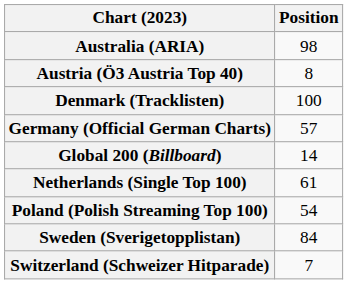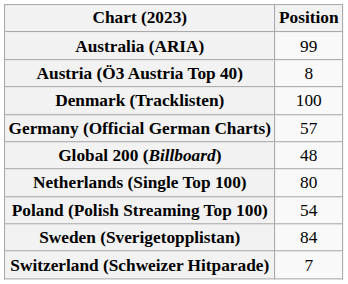(309, 45) 98 -> (309, 45) 99
(309, 155) 14 -> (309, 155) 48
(309, 182) 61 -> (309, 182) 80
